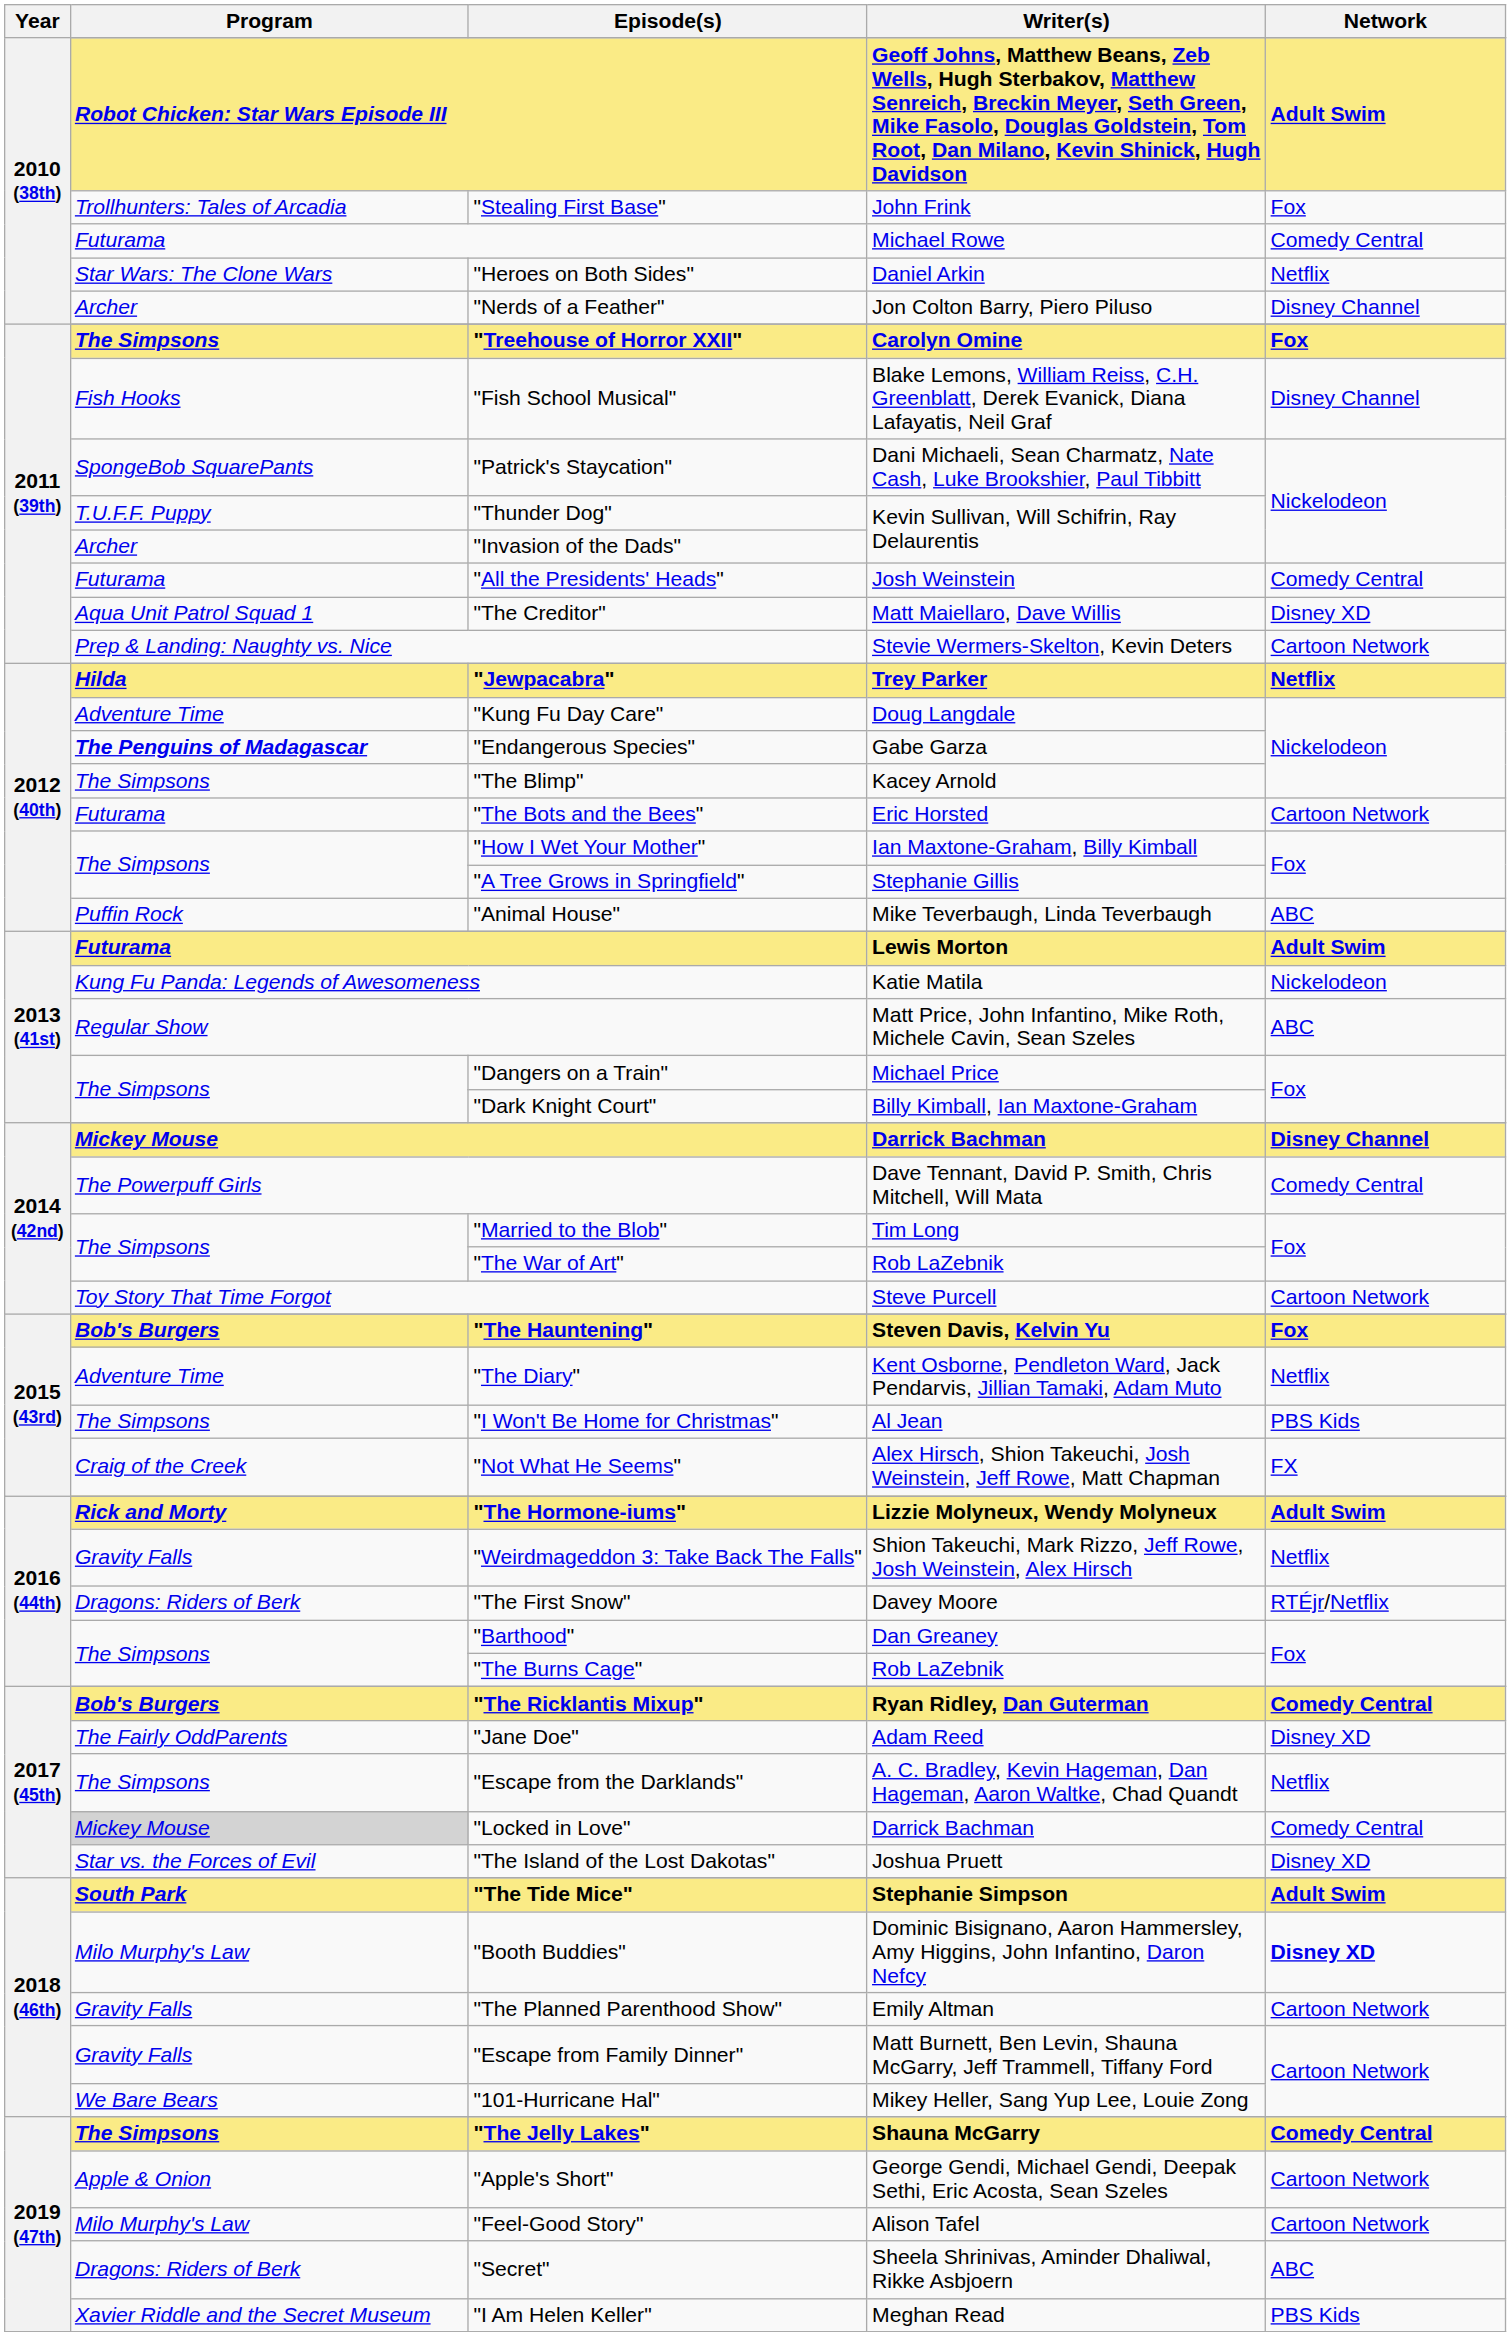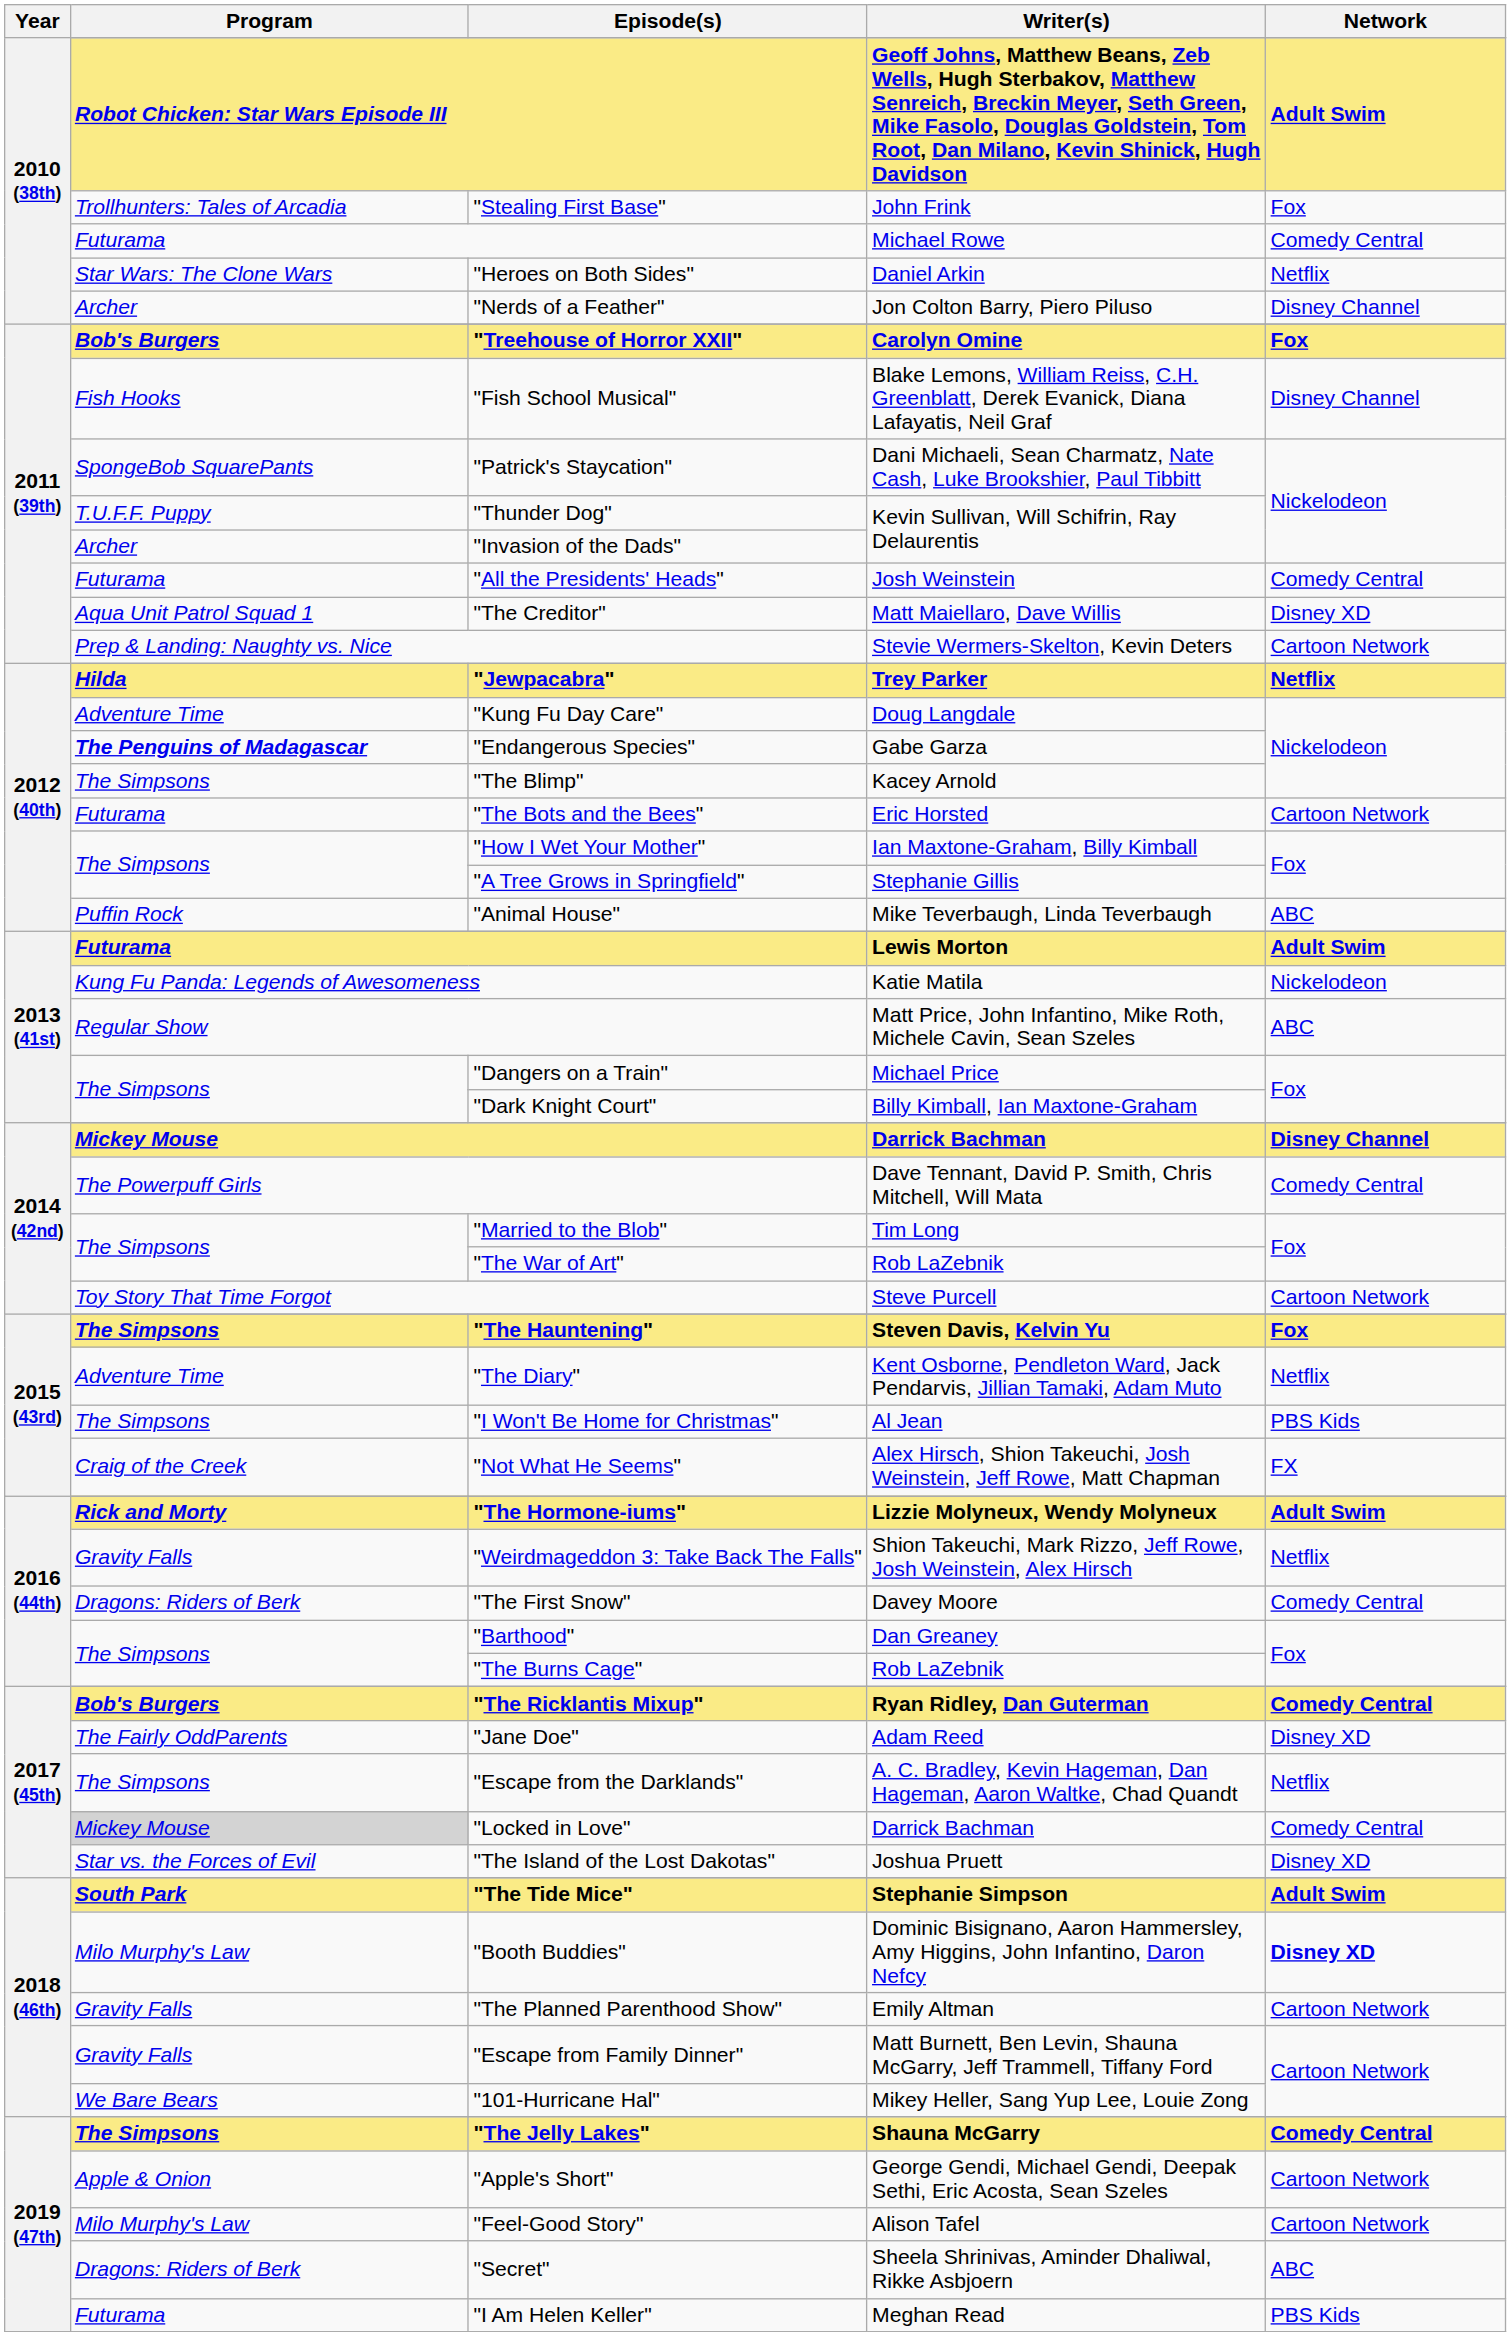(147, 341) The Simpsons -> (147, 341) Bob's Burgers
(147, 1330) Bob's Burgers -> (147, 1330) The Simpsons
(1330, 1602) RTÉjr/Netflix -> (1347, 1602) Comedy Central
(253, 2314) Xavier Riddle and the Secret Museum -> (120, 2314) Futurama
